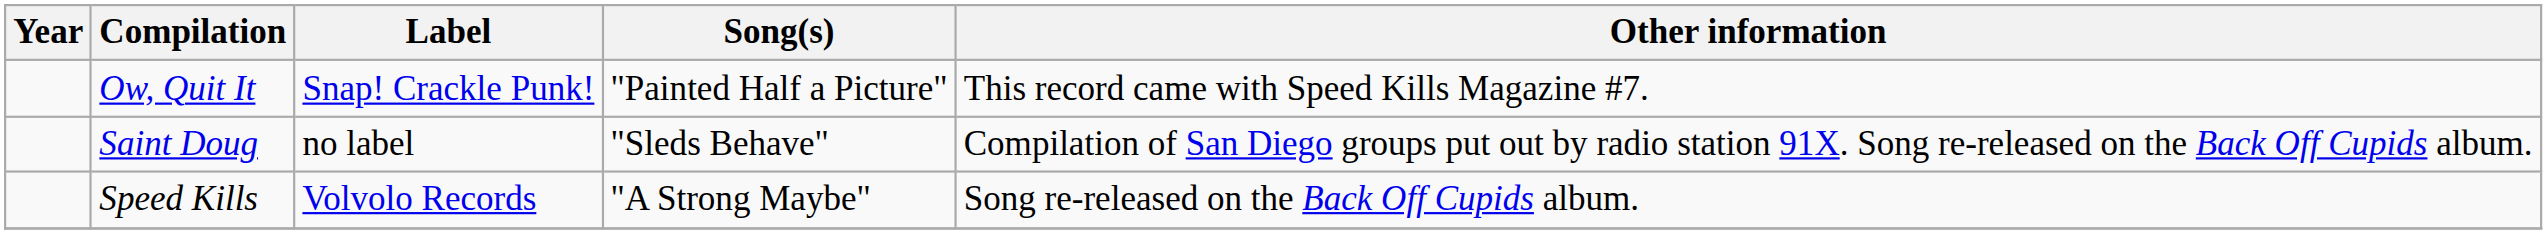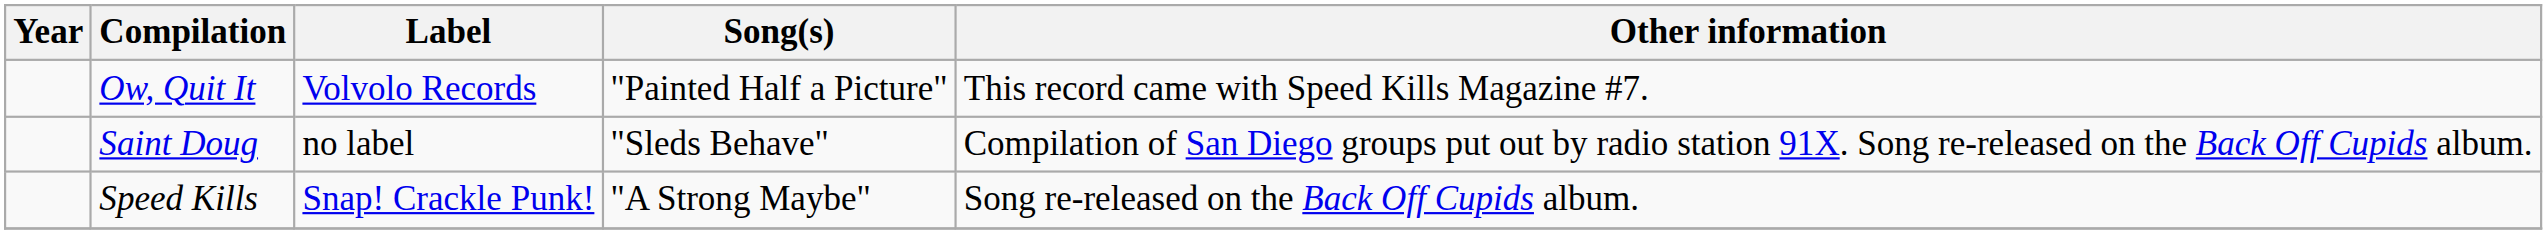(448, 87) Snap! Crackle Punk! -> (419, 87) Volvolo Records
(419, 198) Volvolo Records -> (448, 198) Snap! Crackle Punk!
